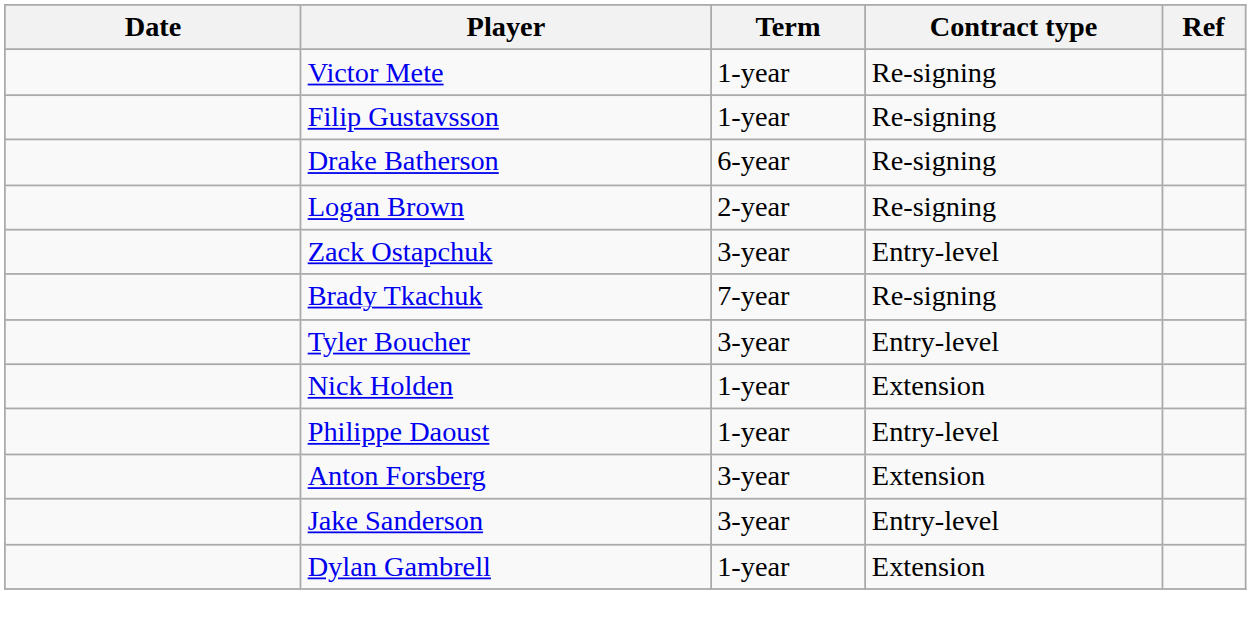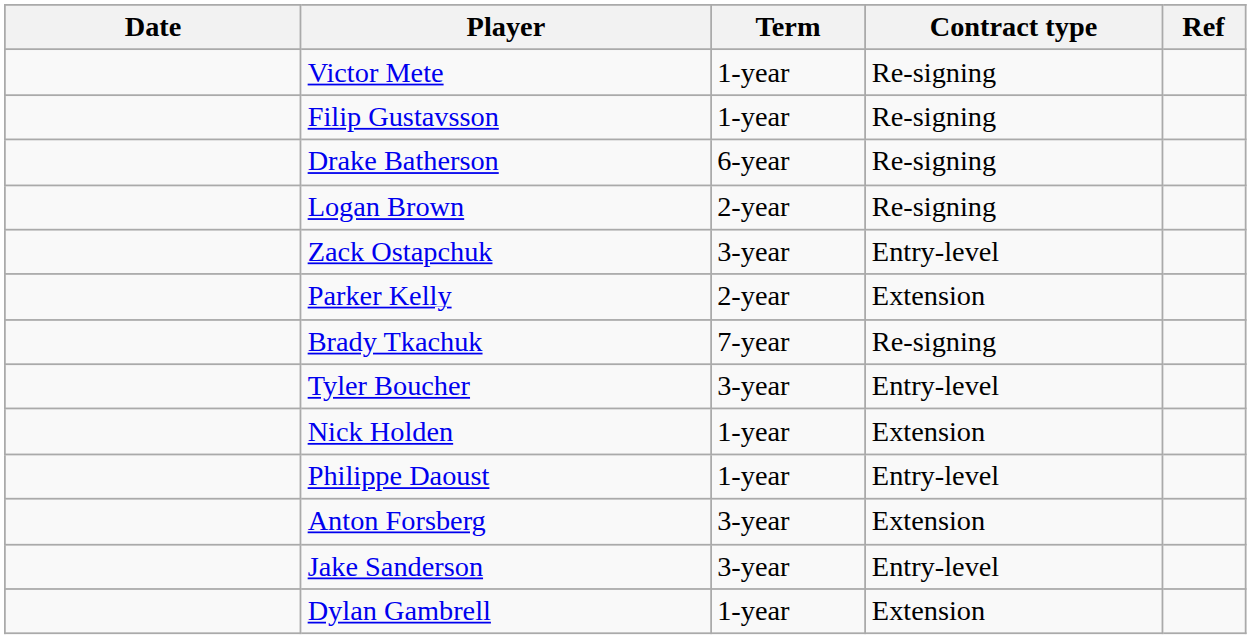+ row: (380, 296)
